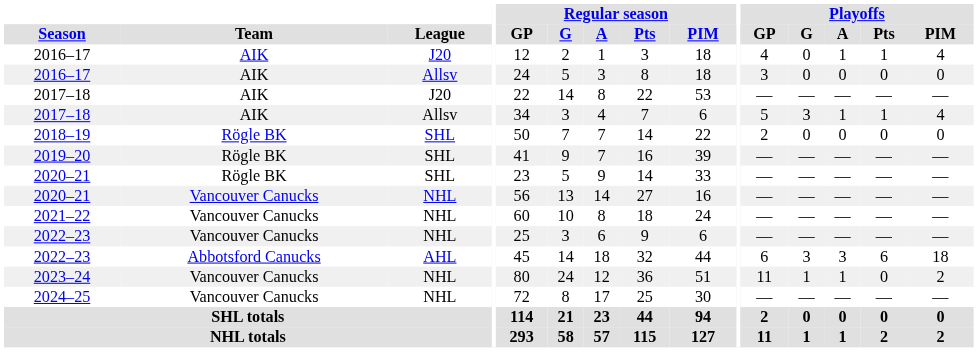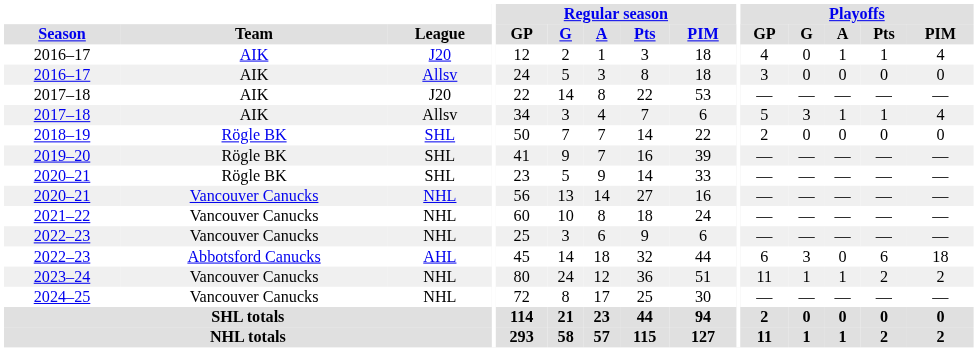(843, 256) 3 -> (843, 256) 0
(884, 276) 0 -> (884, 276) 2
